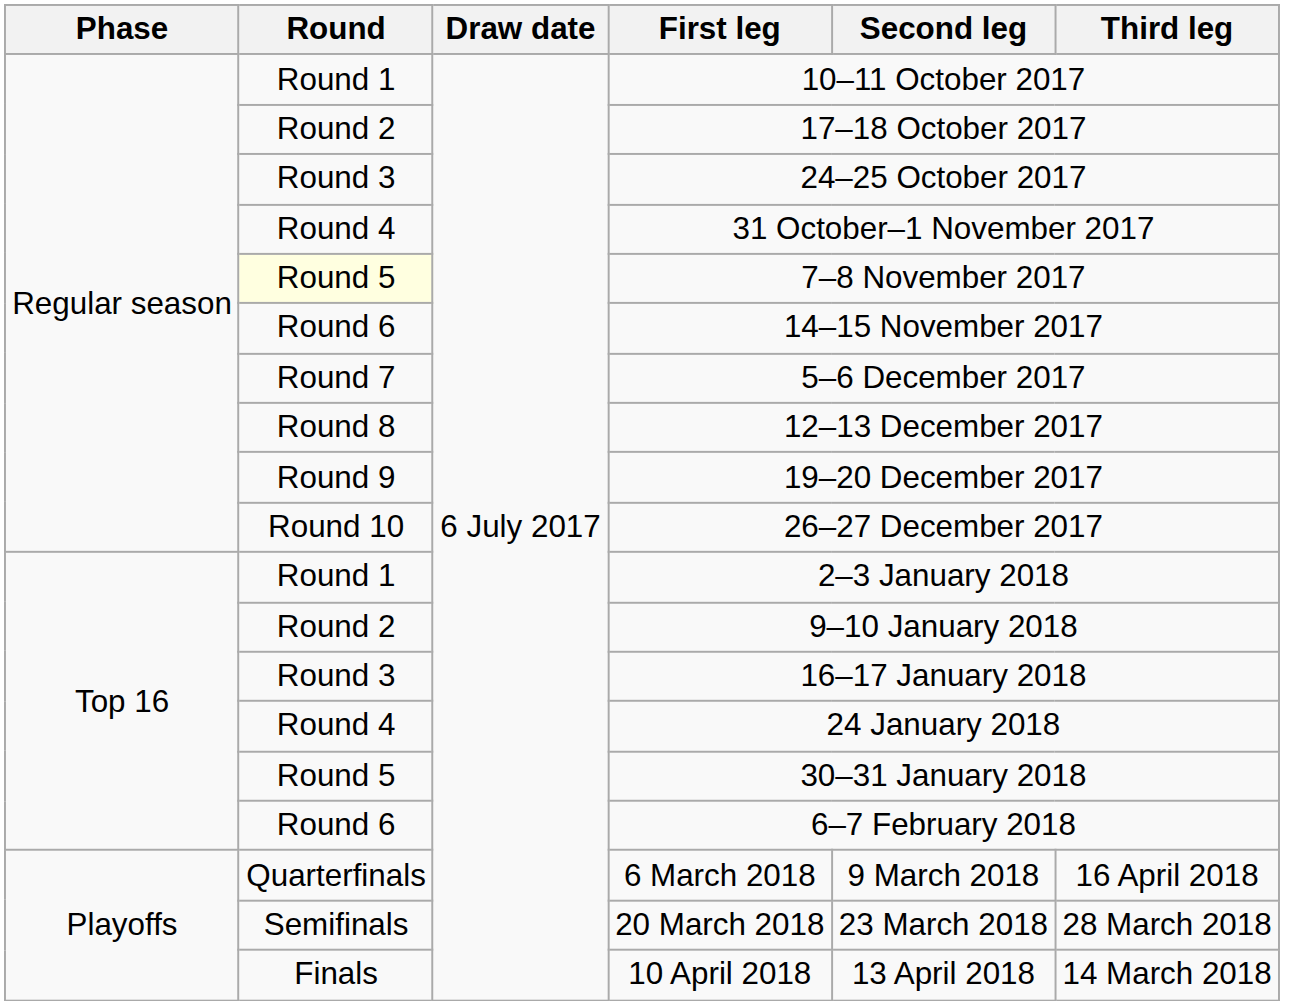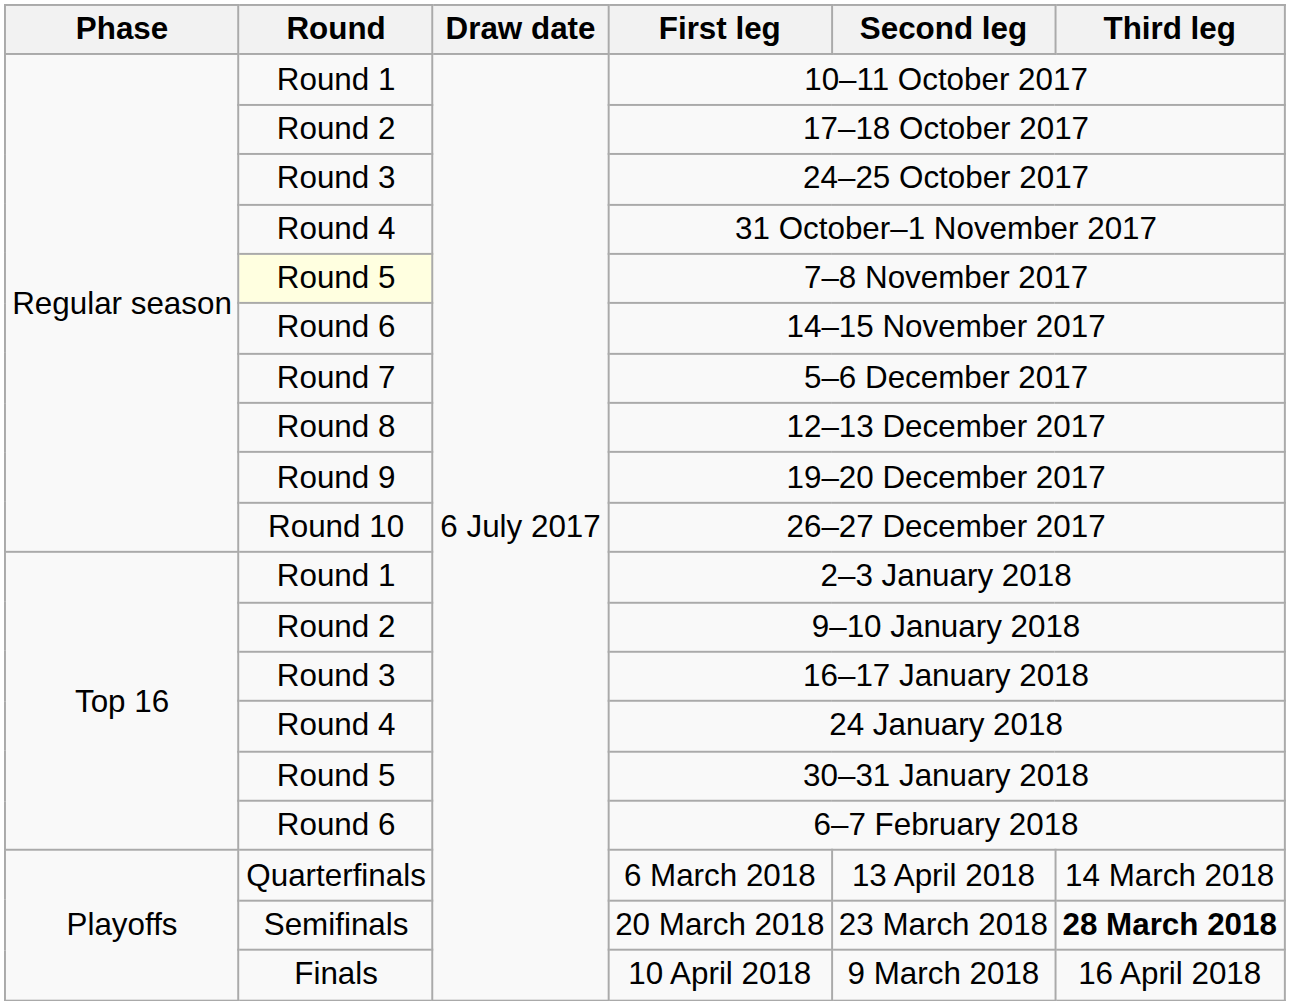(943, 874) 9 March 2018 -> (943, 874) 13 April 2018
(1167, 874) 16 April 2018 -> (1170, 874) 14 March 2018
(1167, 924) normal -> (1170, 924) bold
(943, 974) 13 April 2018 -> (943, 974) 9 March 2018
(1167, 974) 14 March 2018 -> (1170, 974) 16 April 2018
